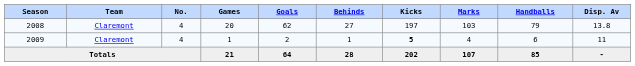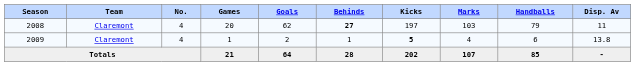(349, 26) normal -> (349, 26) bold
(602, 26) 13.8 -> (602, 26) 11
(602, 40) 11 -> (602, 40) 13.8
